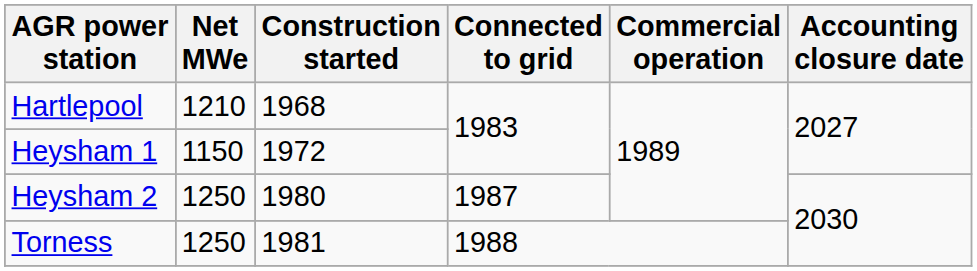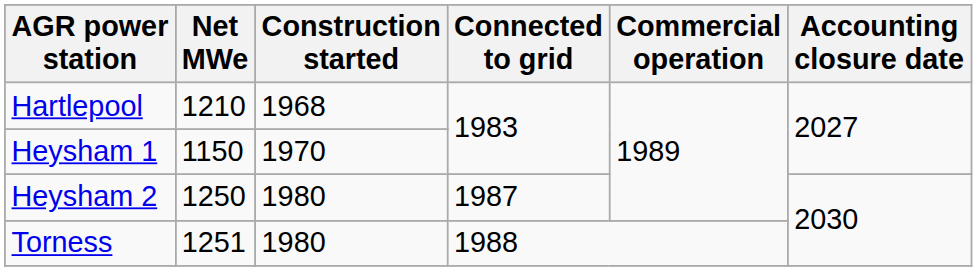(294, 151) 1972 -> (294, 151) 1970
(214, 242) 1250 -> (214, 242) 1251
(294, 242) 1981 -> (294, 242) 1980
